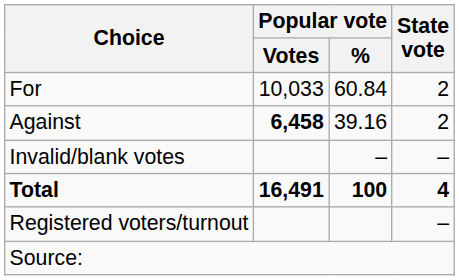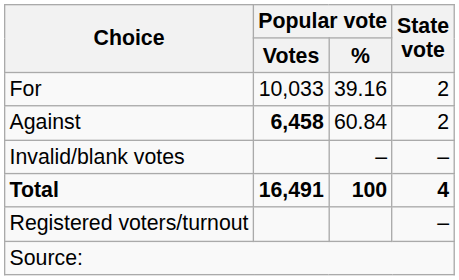(361, 88) 60.84 -> (361, 88) 39.16
(361, 122) 39.16 -> (361, 122) 60.84
